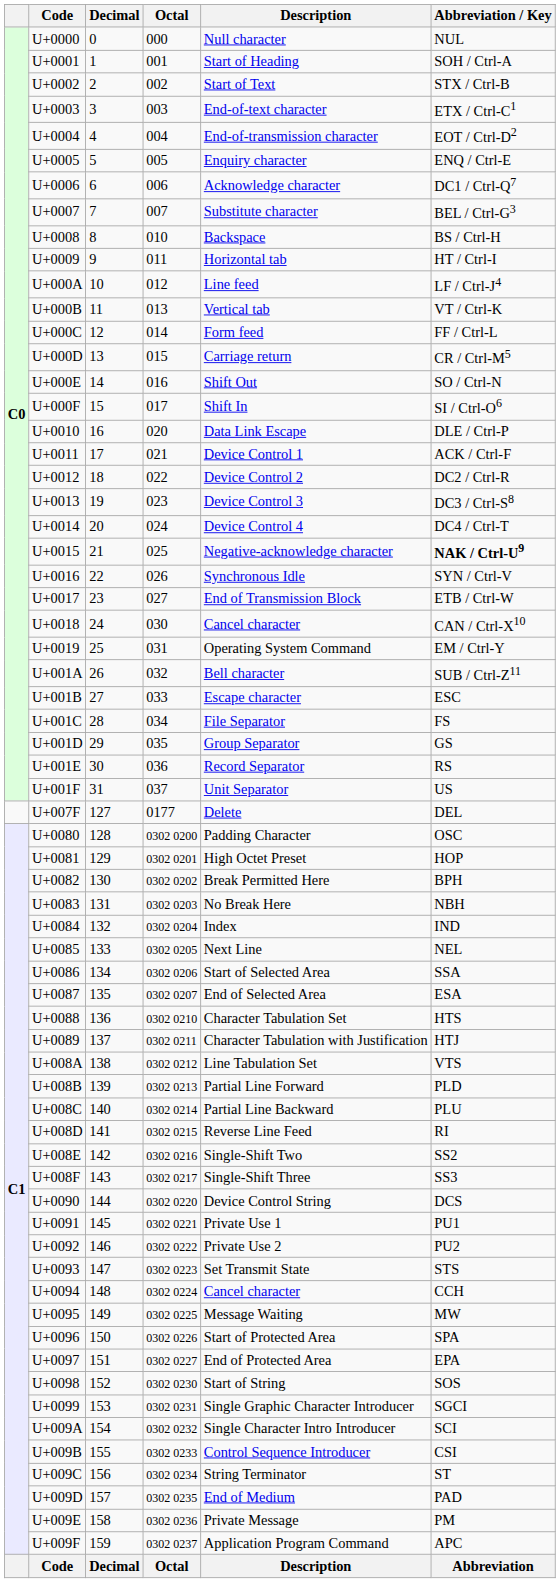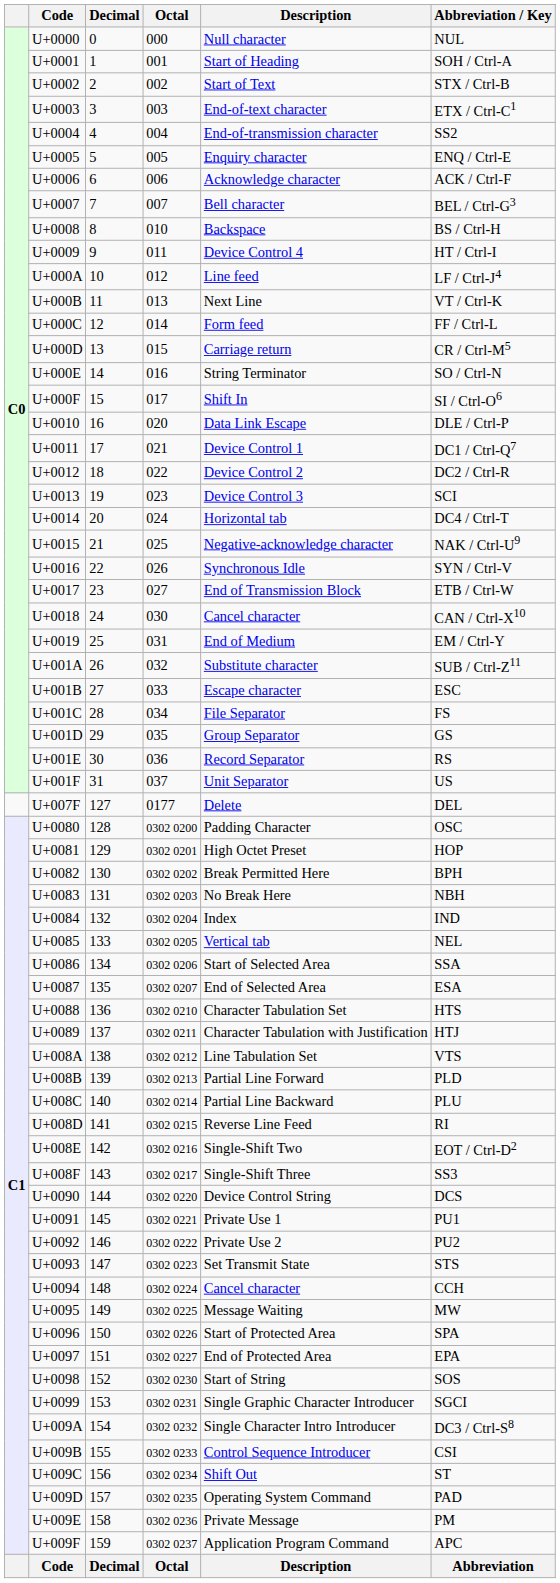(476, 135) EOT / Ctrl-D2 -> (446, 134) SS2
(475, 185) DC1 / Ctrl-Q7 -> (473, 179) ACK / Ctrl-F
(261, 212) Substitute character -> (244, 204) Bell character
(245, 259) Horizontal tab -> (253, 252) Device Control 4
(237, 309) Vertical tab -> (233, 301) Next Line
(230, 381) Shift Out -> (255, 374) String Terminator
(473, 454) ACK / Ctrl-F -> (475, 448) DC1 / Ctrl-Q7
(474, 501) DC3 / Ctrl-S8 -> (446, 496) SCI
(253, 526) Device Control 4 -> (245, 518) Horizontal tab
(479, 551) bold -> (477, 543) normal
(287, 648) Operating System Command -> (249, 640) End of Medium
(244, 673) Bell character -> (261, 665) Substitute character
(233, 949) Next Line -> (237, 941) Vertical tab
(446, 1154) SS2 -> (476, 1149) EOT / Ctrl-D2
(446, 1429) SCI -> (474, 1427) DC3 / Ctrl-S8
(255, 1474) String Terminator -> (230, 1474) Shift Out
(249, 1497) End of Medium -> (287, 1497) Operating System Command
